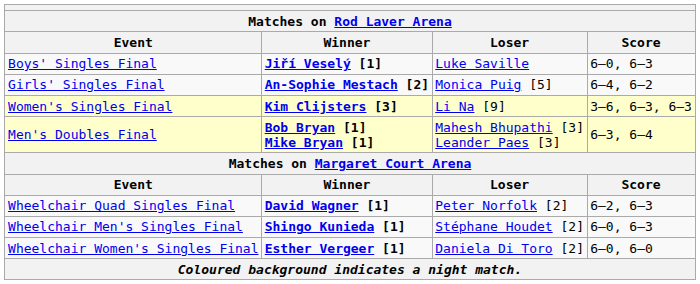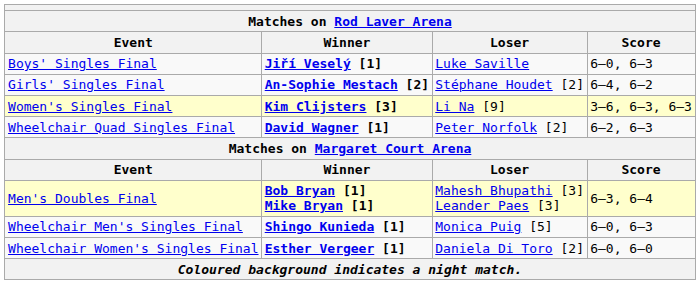(494, 85) Monica Puig [5] -> (510, 85) Stéphane Houdet [2]
rows swapped: (82, 135) <-> (122, 206)
(510, 227) Stéphane Houdet [2] -> (494, 227) Monica Puig [5]
